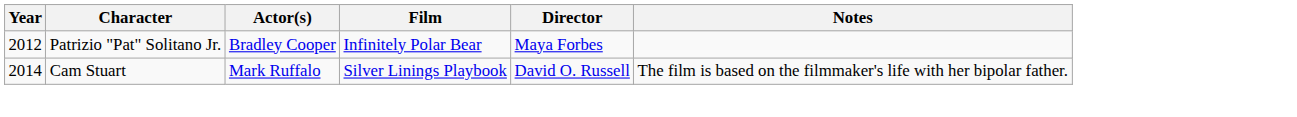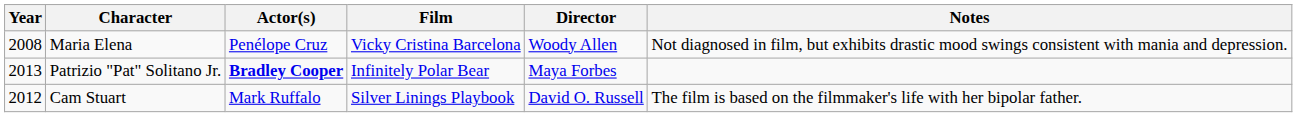+ row: (91, 44)
(25, 44) 2012 -> (25, 71) 2013
(282, 44) normal -> (286, 71) bold
(25, 71) 2014 -> (25, 97) 2012
